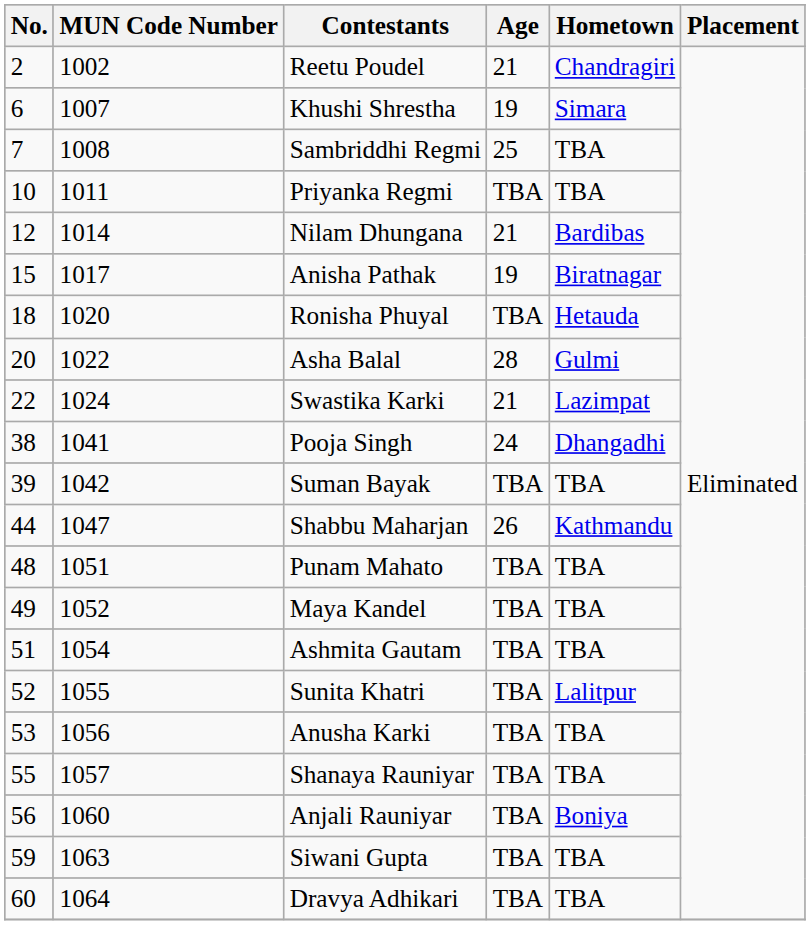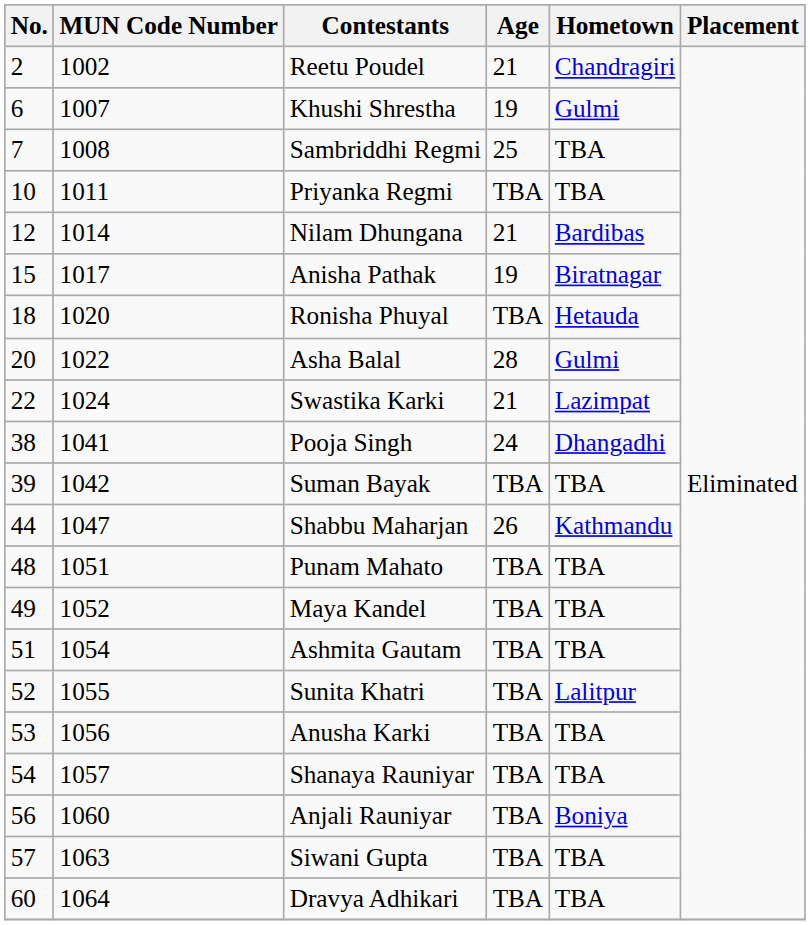(590, 108) Simara -> (587, 108) Gulmi
(23, 774) 55 -> (23, 774) 54
(23, 857) 59 -> (23, 857) 57
